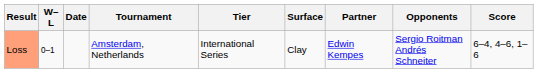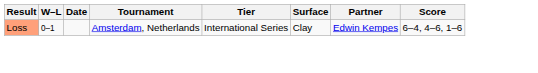- column: (432, 17)
